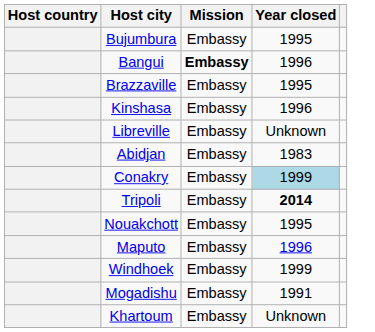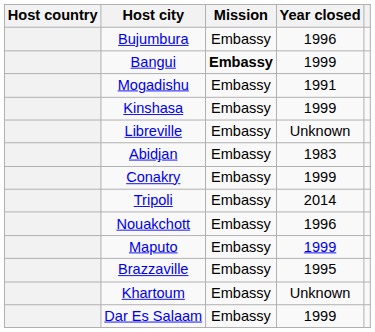(296, 39) 1995 -> (320, 39) 1996
(296, 62) 1996 -> (320, 62) 1999
rows swapped: (141, 85) <-> (141, 293)
(296, 108) 1996 -> (320, 108) 1999
(296, 177) lightblue background -> (320, 177) no background
(296, 200) bold -> (320, 200) normal
(296, 223) 1995 -> (320, 223) 1996
(296, 246) 1996 -> (320, 246) 1999
- row: (141, 270)
+ row: (153, 316)
